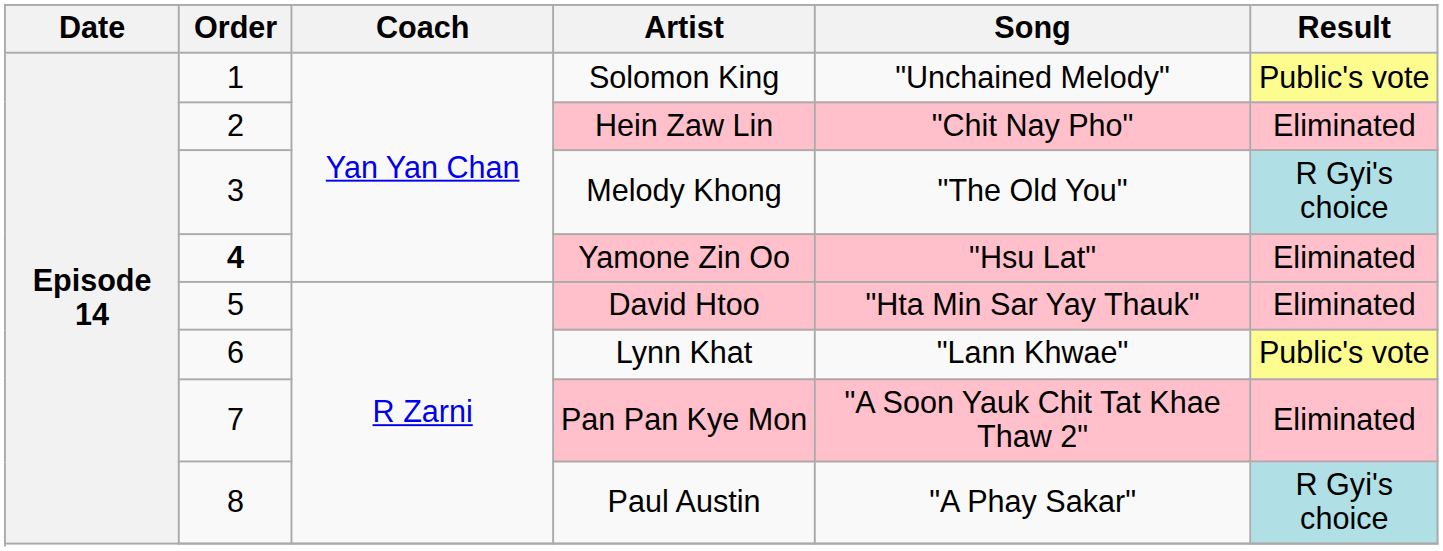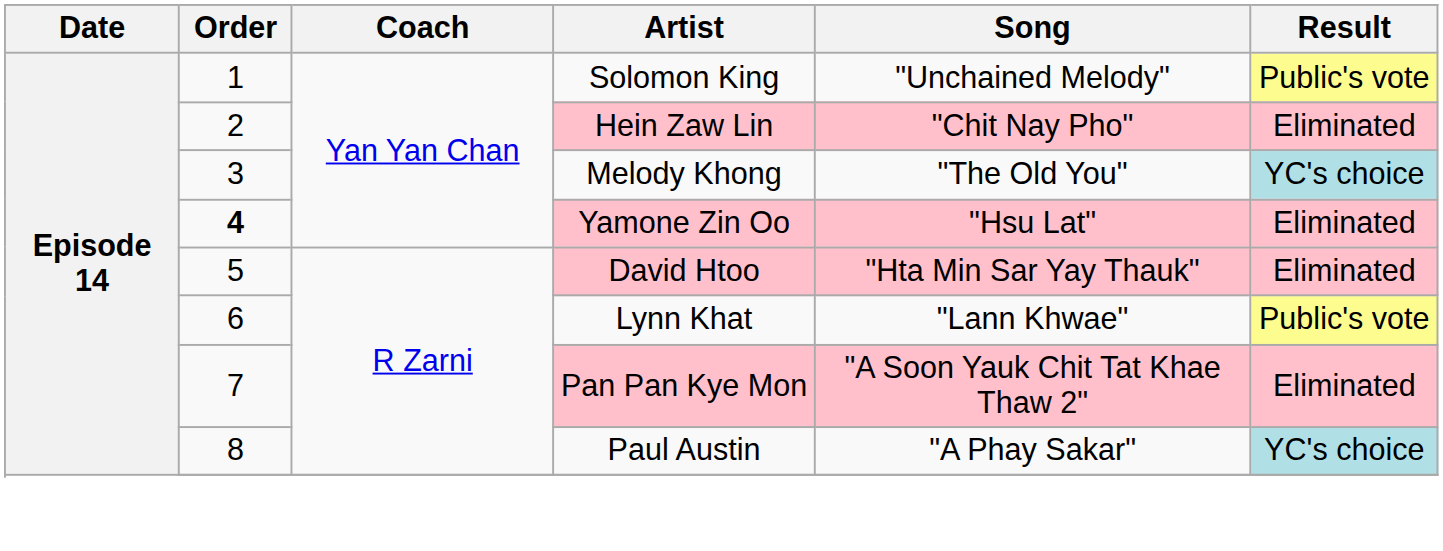(1344, 191) R Gyi's choice -> (1344, 174) YC's choice
(1344, 502) R Gyi's choice -> (1344, 450) YC's choice
